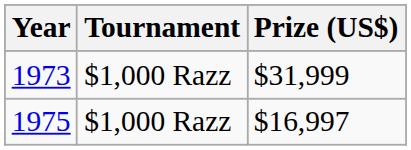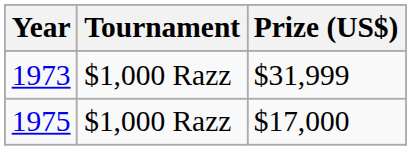(302, 121) $16,997 -> (302, 121) $17,000
